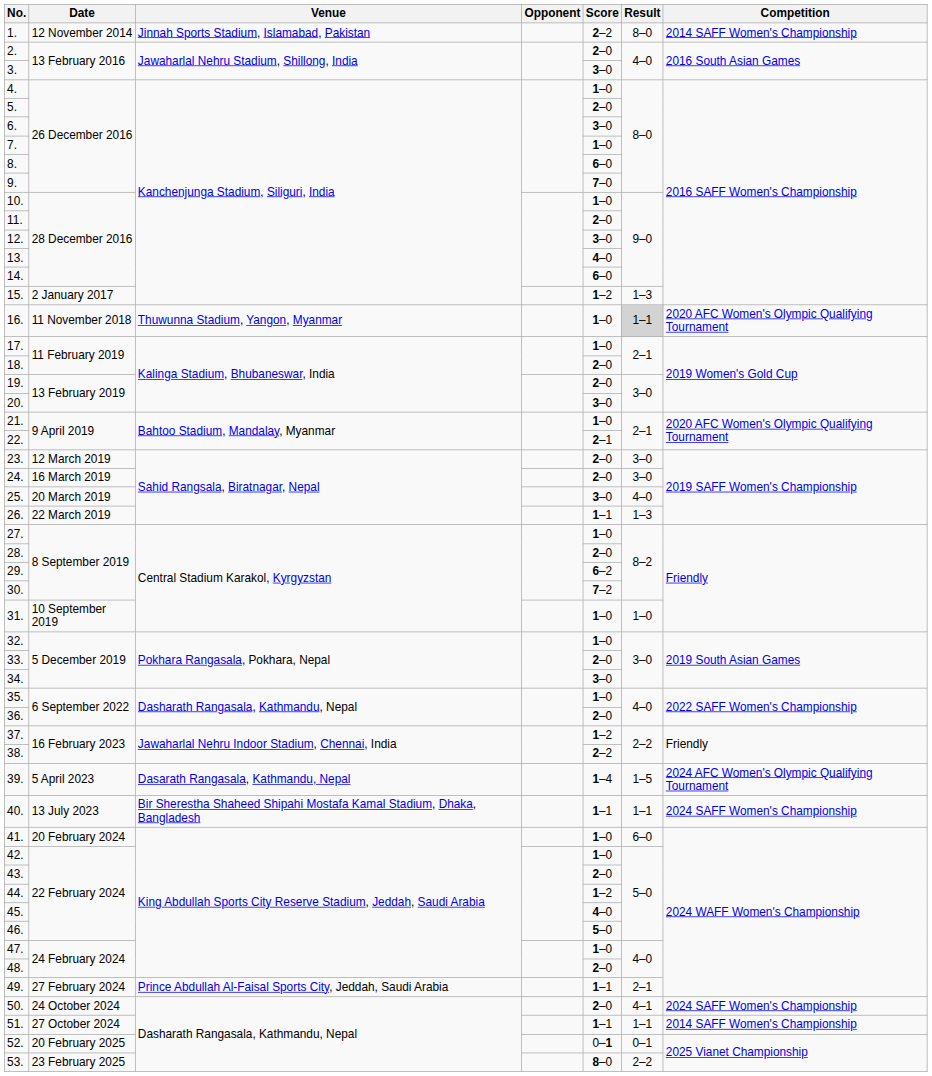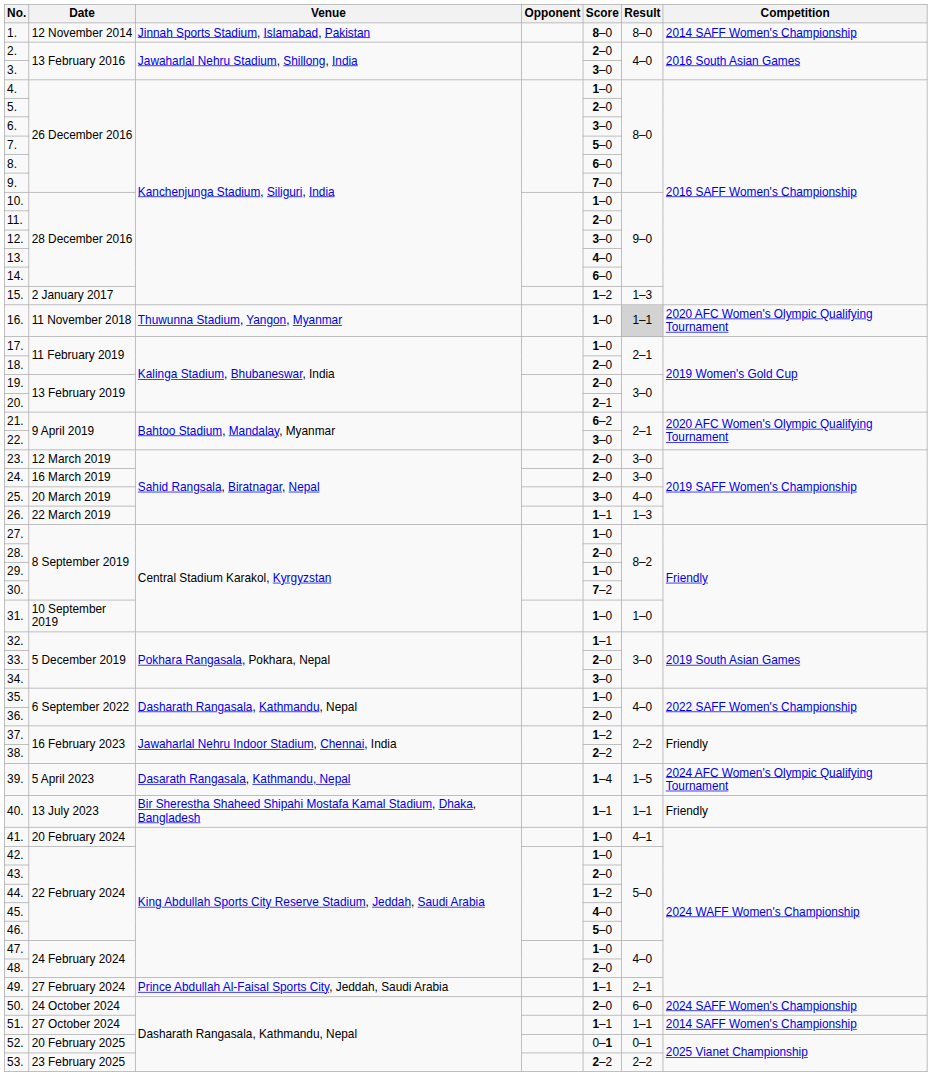(602, 32) 2–2 -> (602, 32) 8–0
(602, 145) 1–0 -> (602, 145) 5–0
(602, 402) 3–0 -> (602, 402) 2–1
(602, 421) 1–0 -> (602, 421) 6–2
(602, 440) 2–1 -> (602, 440) 3–0
(602, 571) 6–2 -> (602, 571) 1–0
(602, 641) 1–0 -> (602, 641) 1–1
(761, 811) 2024 SAFF Women's Championship -> (687, 811) Friendly
(642, 837) 6–0 -> (642, 837) 4–1
(642, 1006) 4–1 -> (642, 1006) 6–0
(602, 1062) 8–0 -> (602, 1062) 2–2
